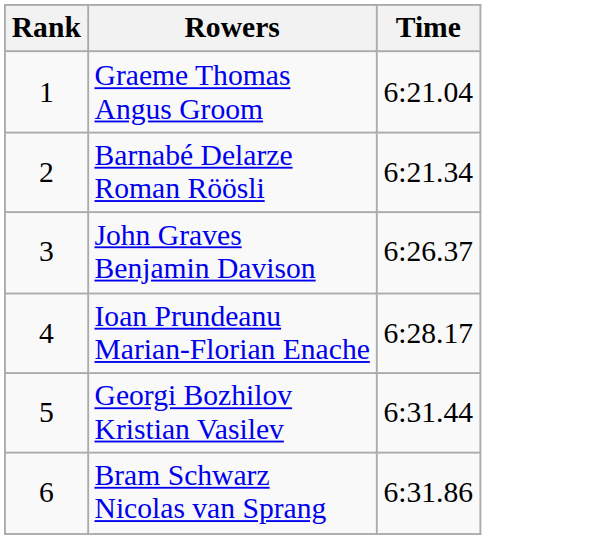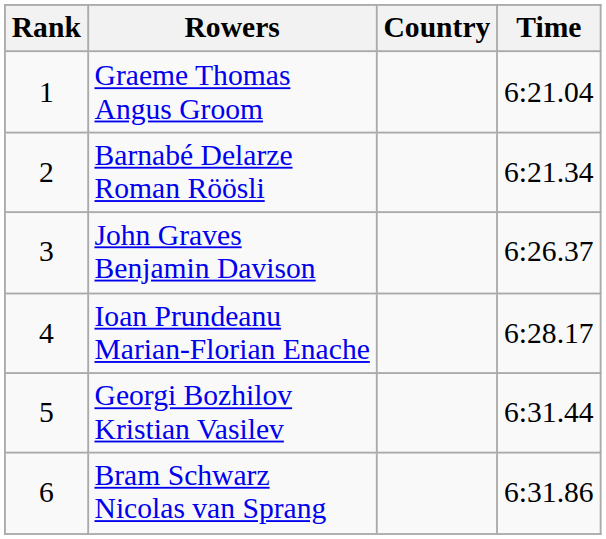+ column: (437, 27)
